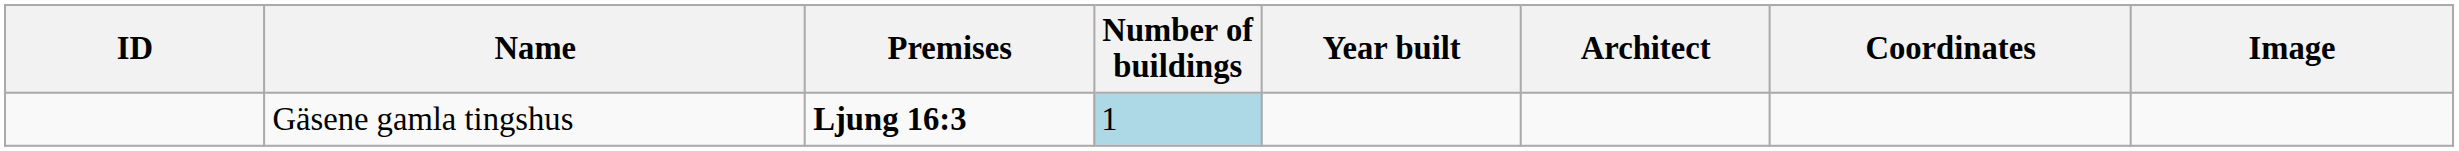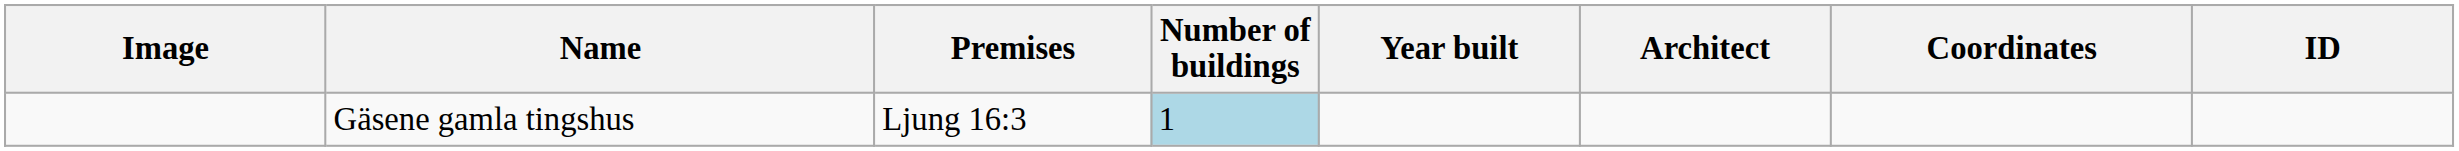columns swapped: (2292, 48) <-> (135, 48)
(890, 118) bold -> (954, 118) normal
